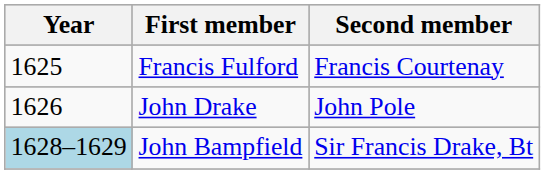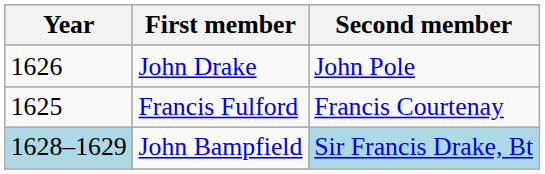rows swapped: (218, 65) <-> (198, 106)
(424, 147) no background -> (424, 147) lightblue background
